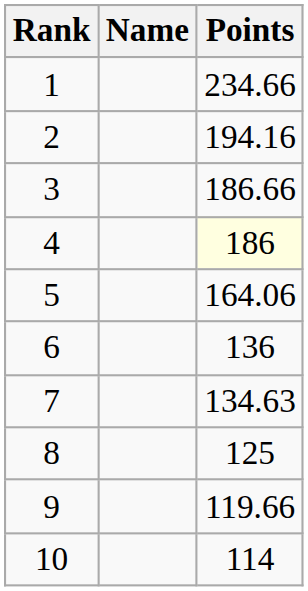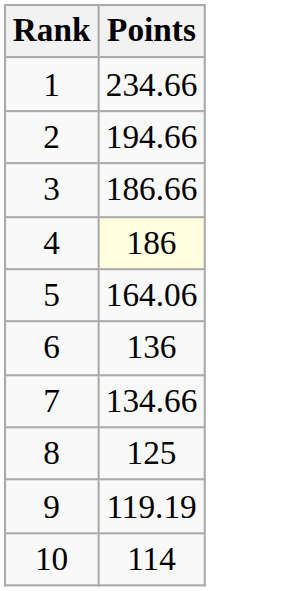- column: (147, 30)
(250, 136) 194.16 -> (152, 136) 194.66
(250, 400) 134.63 -> (152, 400) 134.66
(250, 505) 119.66 -> (152, 505) 119.19
